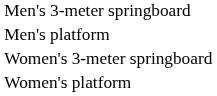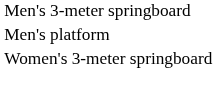- row: (68, 82)
